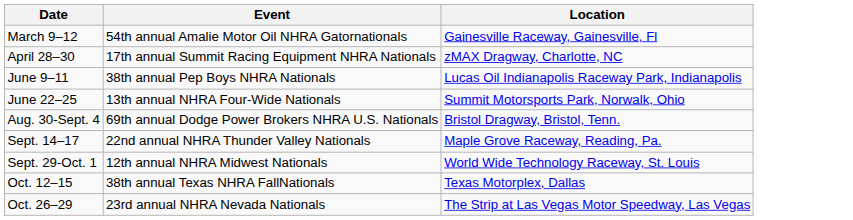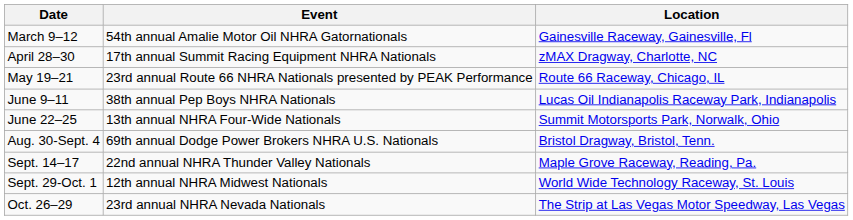+ row: (40, 78)
- row: (40, 183)
